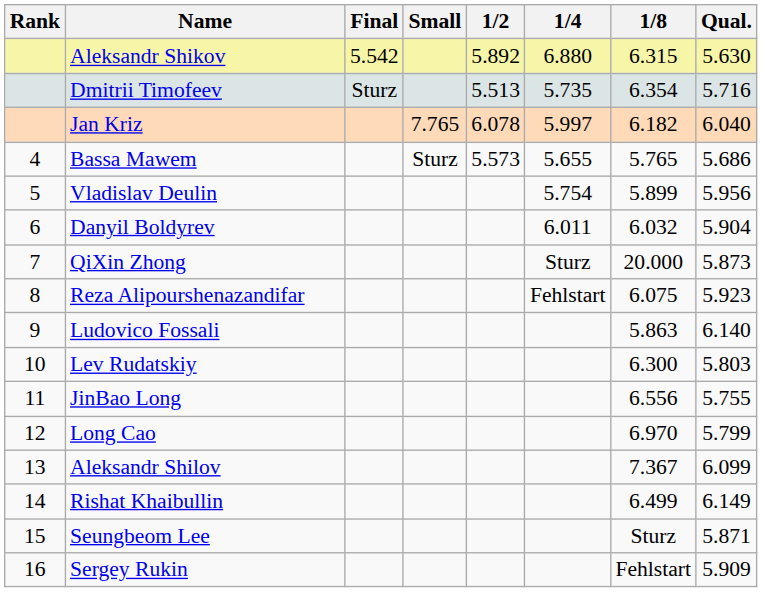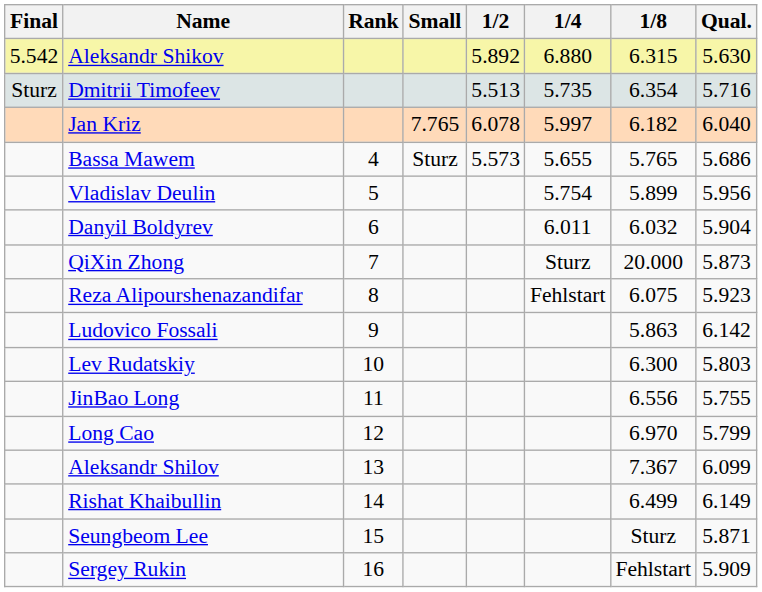columns swapped: (35, 21) <-> (374, 21)
(727, 329) 6.140 -> (727, 329) 6.142
